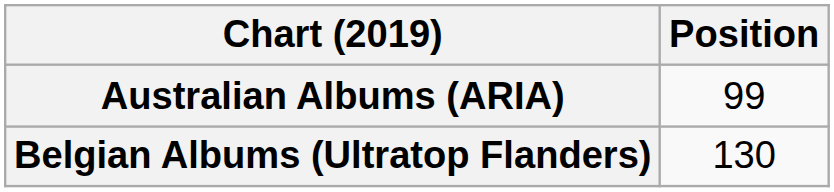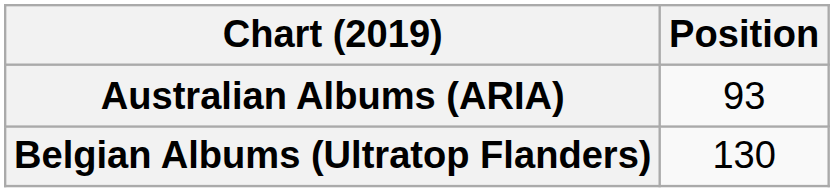(744, 95) 99 -> (744, 95) 93
